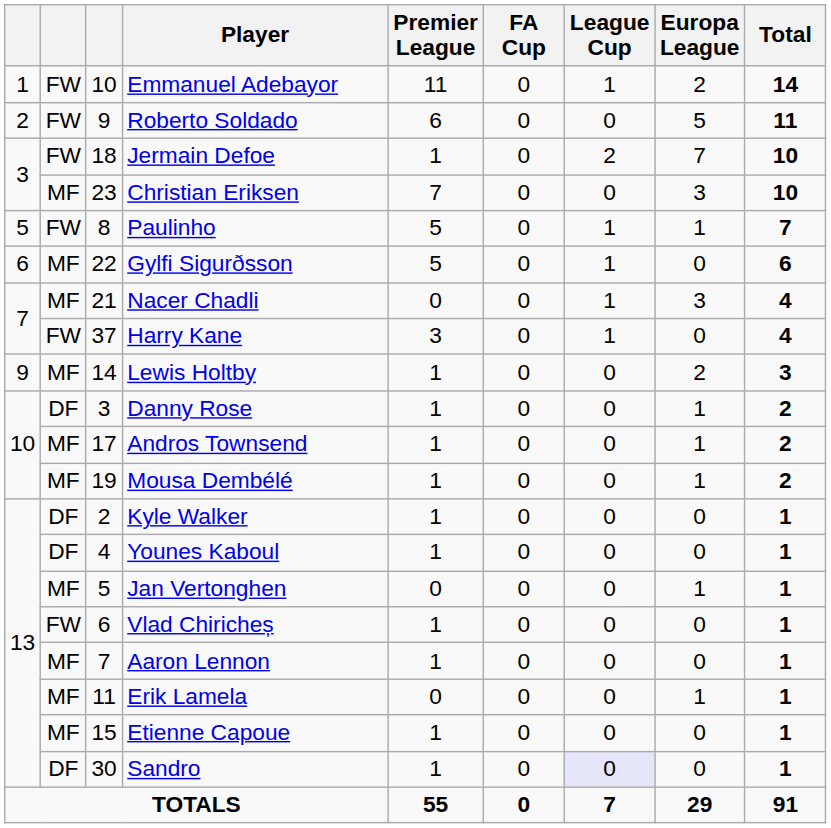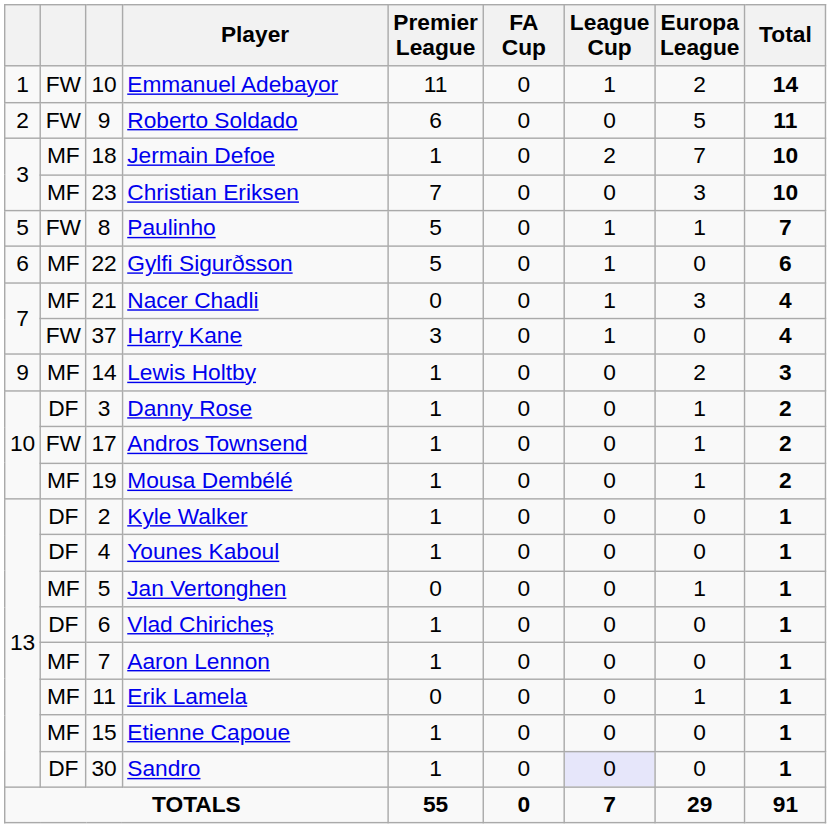(63, 156) FW -> (63, 156) MF
(63, 444) MF -> (63, 444) FW
(63, 624) FW -> (63, 624) DF
